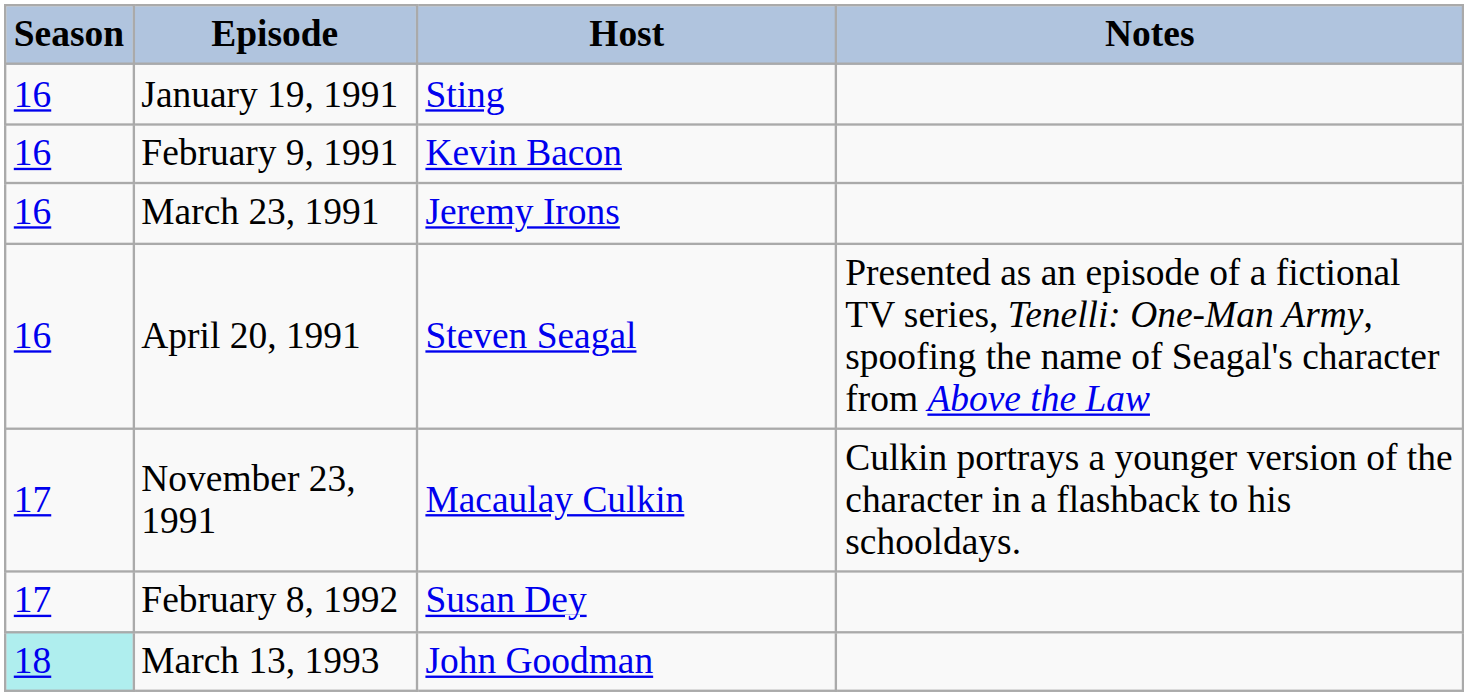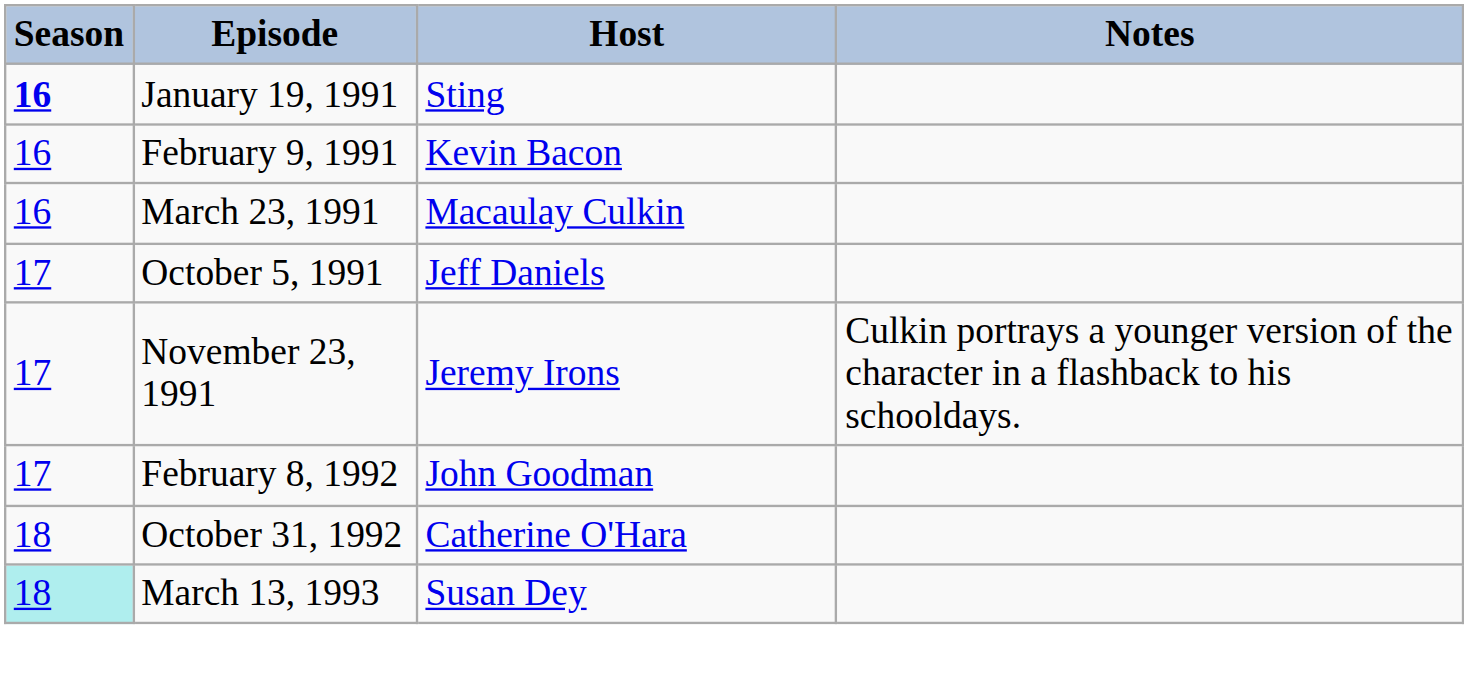(33, 93) normal -> (33, 93) bold
(523, 212) Jeremy Irons -> (555, 212) Macaulay Culkin
- row: (251, 334)
+ row: (262, 271)
(555, 499) Macaulay Culkin -> (523, 373) Jeremy Irons
(506, 601) Susan Dey -> (539, 474) John Goodman
+ row: (272, 534)
(539, 660) John Goodman -> (506, 593) Susan Dey
